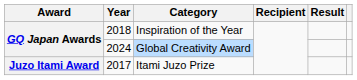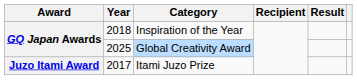(119, 48) 2024 -> (119, 48) 2025
